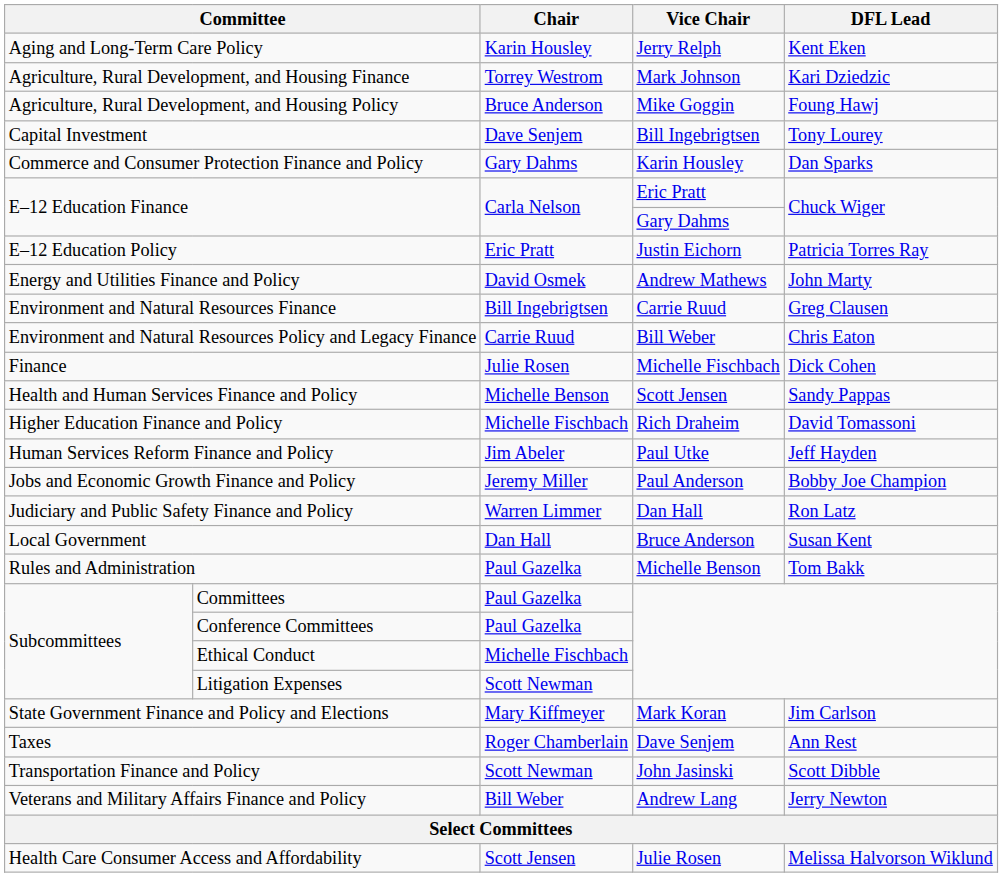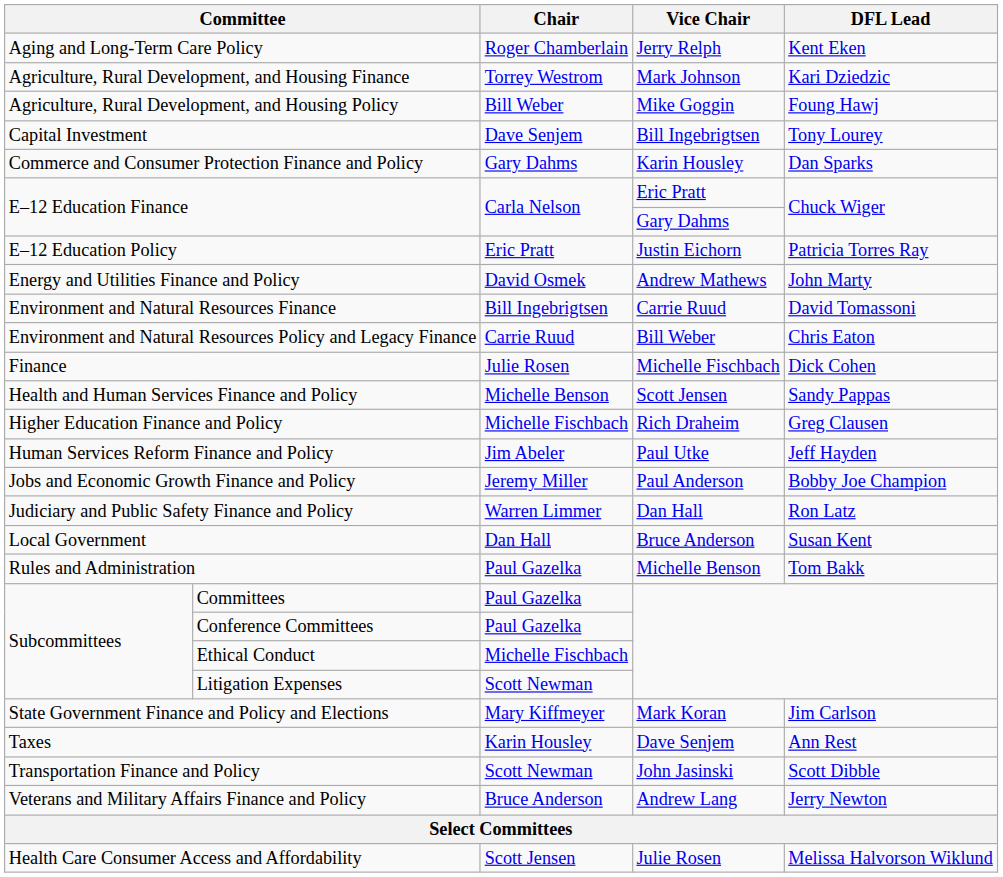(538, 47) Karin Housley -> (556, 47) Roger Chamberlain
(544, 105) Bruce Anderson -> (524, 105) Bill Weber
(838, 308) Greg Clausen -> (852, 308) David Tomassoni
(852, 423) David Tomassoni -> (838, 423) Greg Clausen
(556, 742) Roger Chamberlain -> (538, 742) Karin Housley
(524, 800) Bill Weber -> (544, 800) Bruce Anderson
